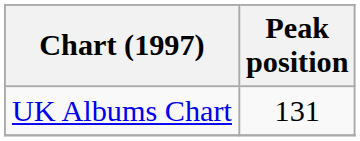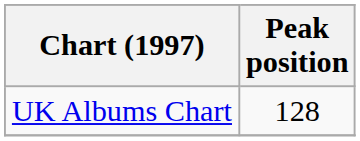(297, 110) 131 -> (297, 110) 128
